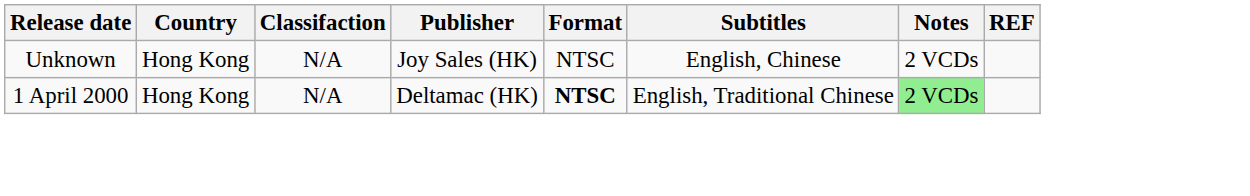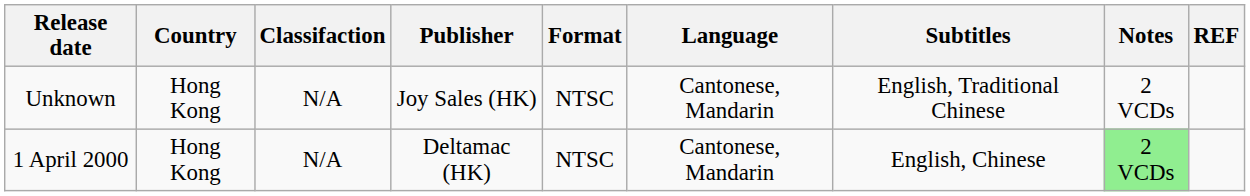+ column: (730, 35)
(763, 58) English, Chinese -> (968, 97) English, Traditional Chinese
(585, 95) bold -> (585, 159) normal
(763, 95) English, Traditional Chinese -> (968, 159) English, Chinese
